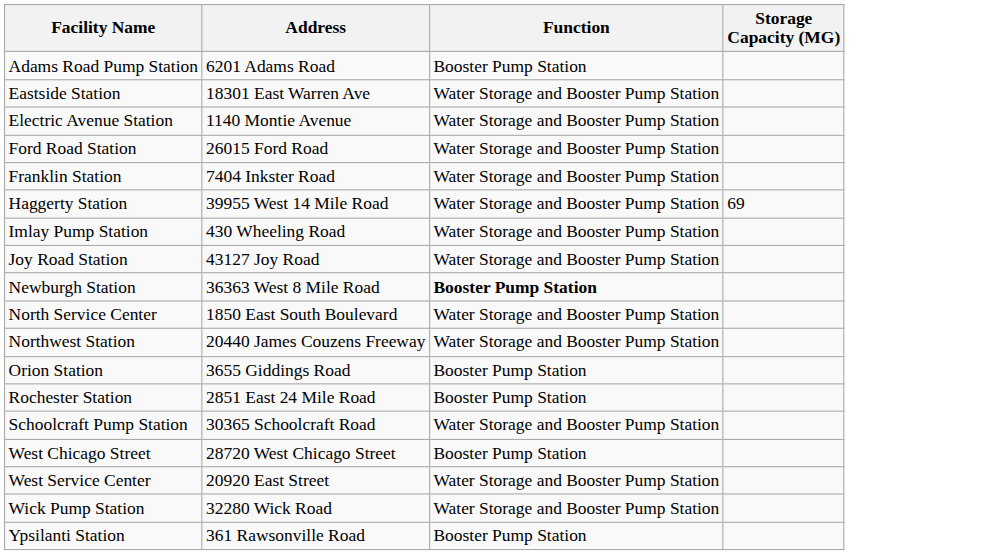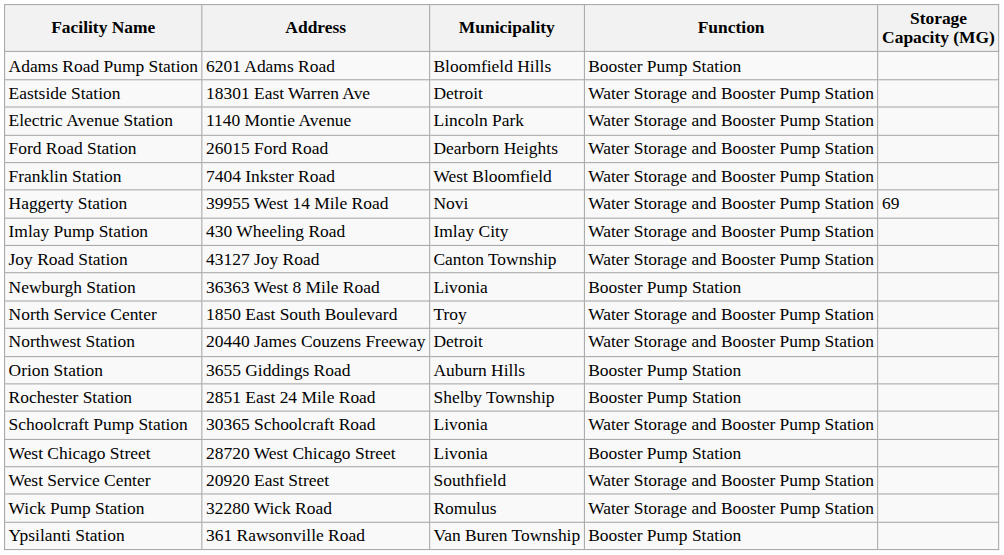+ column: (507, 28)
(515, 286) bold -> (665, 286) normal
